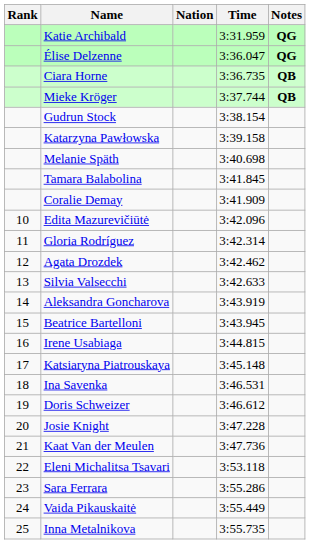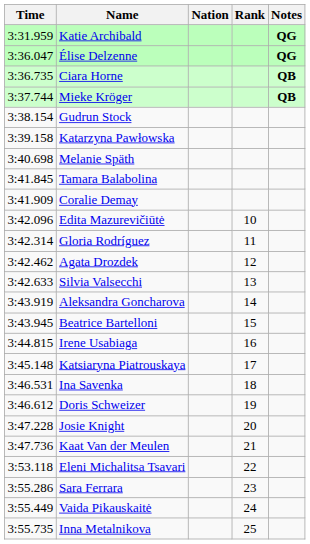columns swapped: (23, 14) <-> (242, 14)
